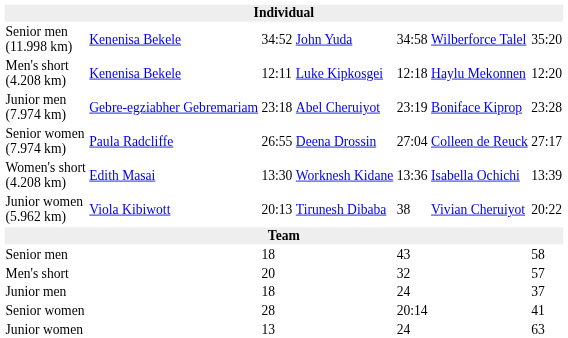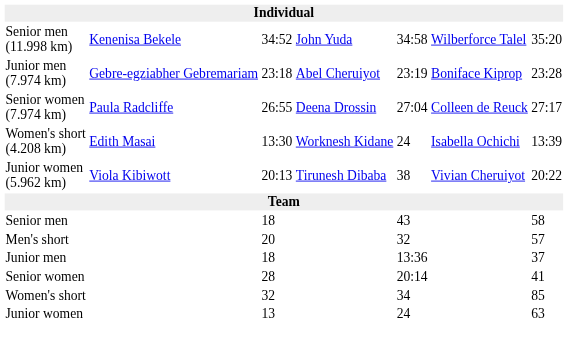- row: (37, 73)
(412, 175) 13:36 -> (403, 141) 24
(403, 292) 24 -> (412, 258) 13:36
+ row: (46, 295)
